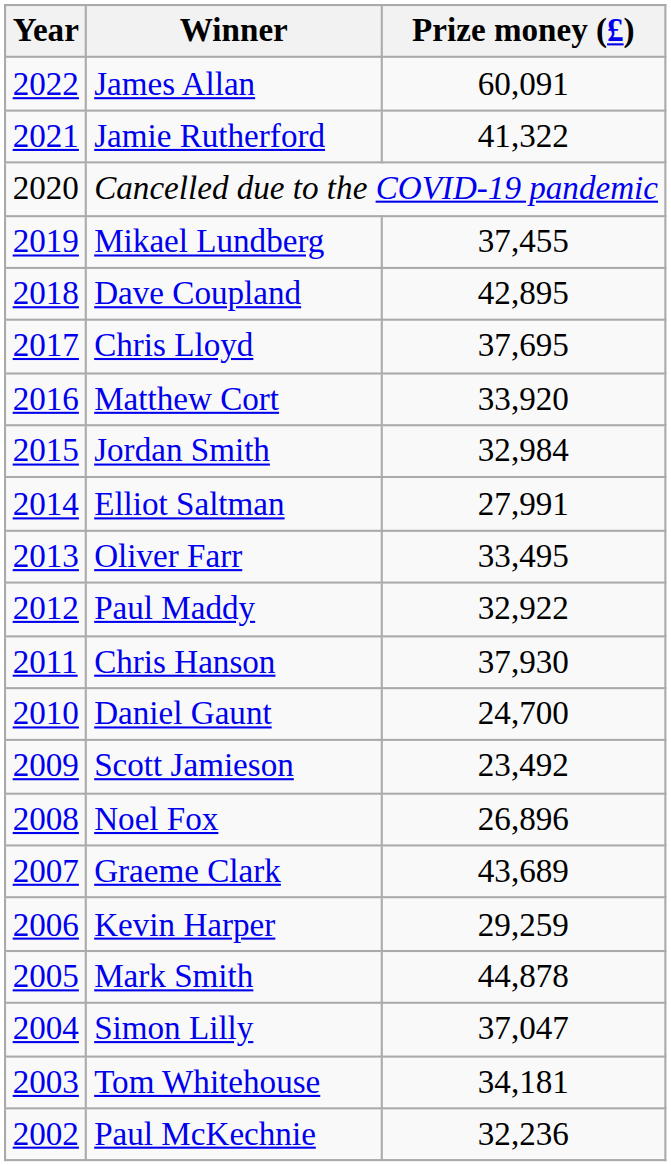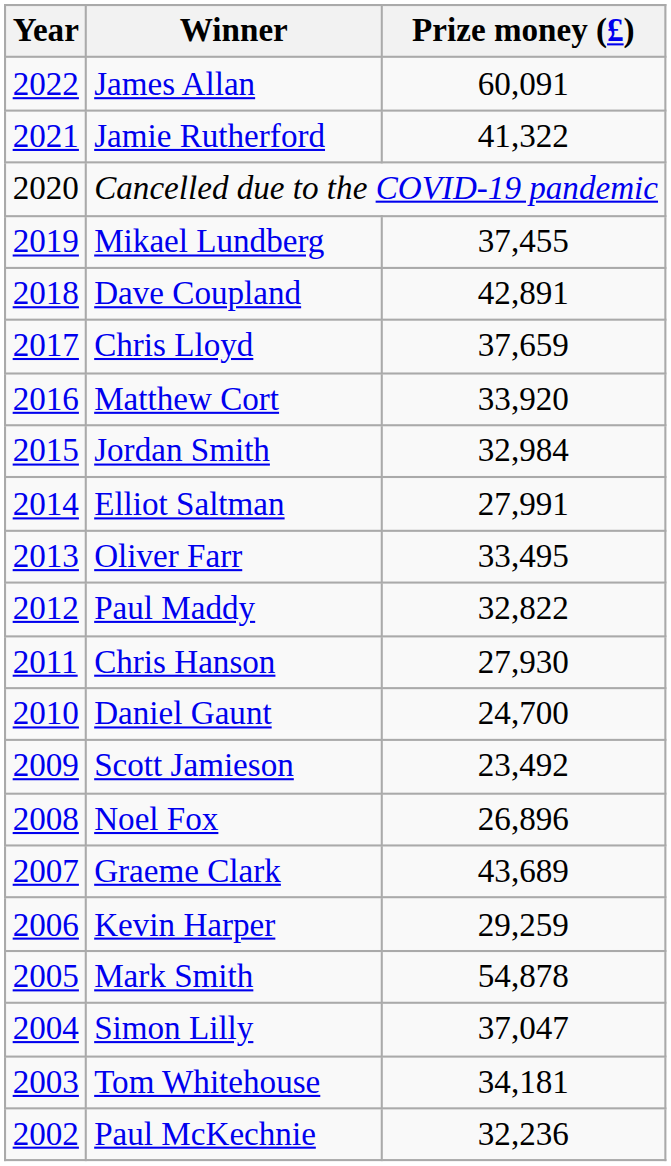(523, 293) 42,895 -> (523, 293) 42,891
(523, 345) 37,695 -> (523, 345) 37,659
(523, 608) 32,922 -> (523, 608) 32,822
(523, 661) 37,930 -> (523, 661) 27,930
(523, 976) 44,878 -> (523, 976) 54,878
